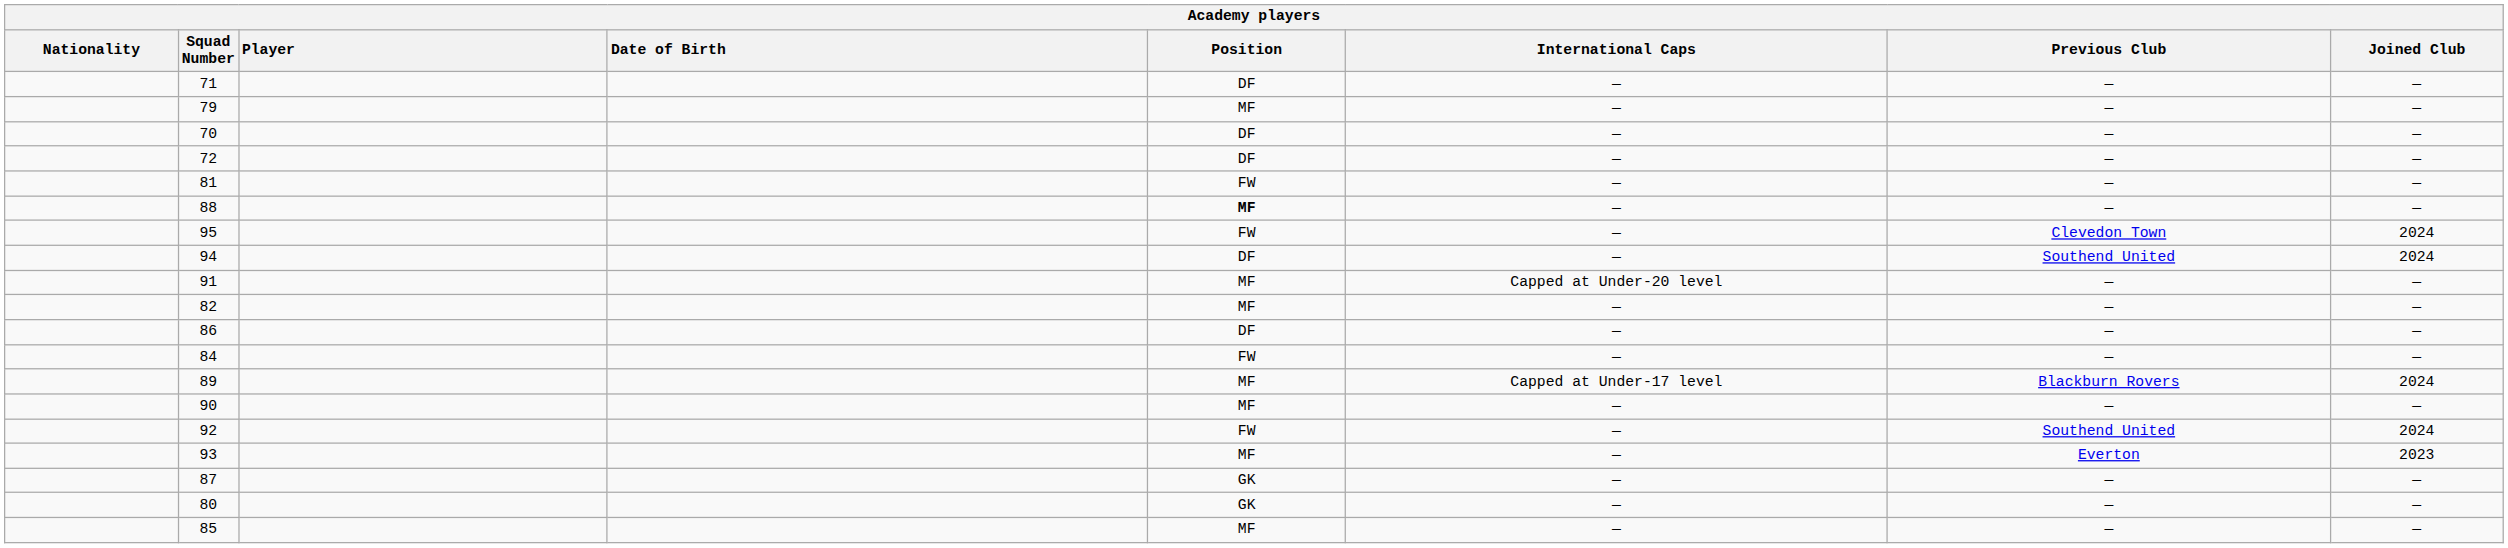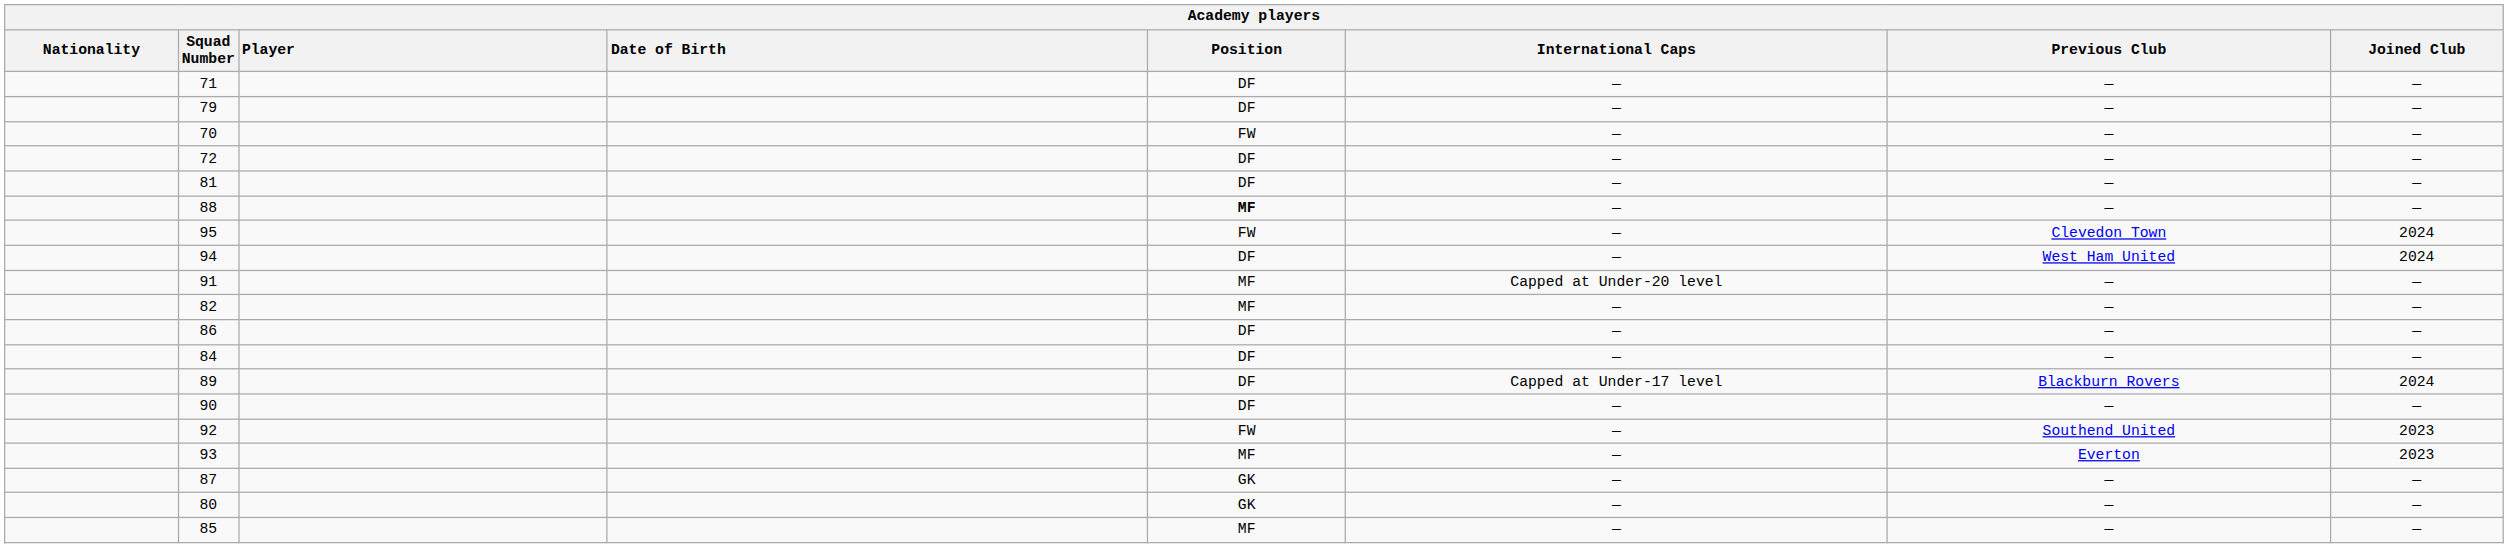(1247, 109) MF -> (1247, 109) DF
(1247, 133) DF -> (1247, 133) FW
(1247, 183) FW -> (1247, 183) DF
(2109, 257) Southend United -> (2109, 257) West Ham United
(1247, 356) FW -> (1247, 356) DF
(1247, 381) MF -> (1247, 381) DF
(1247, 406) MF -> (1247, 406) DF
(2417, 431) 2024 -> (2417, 431) 2023
